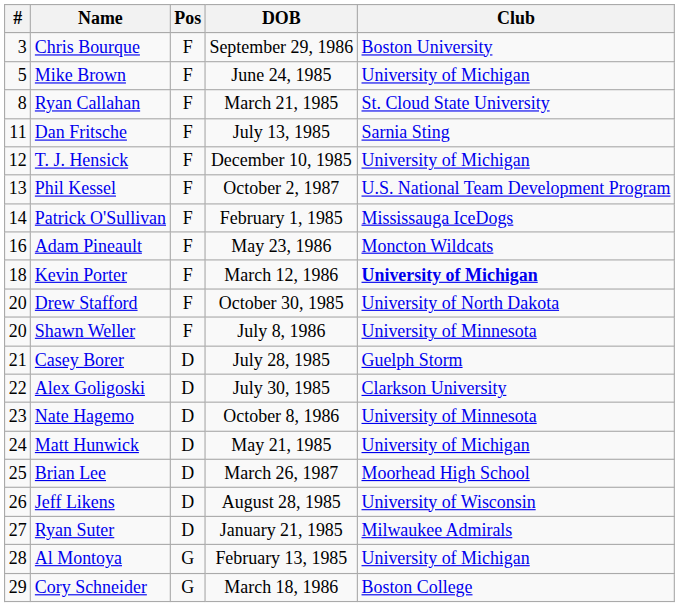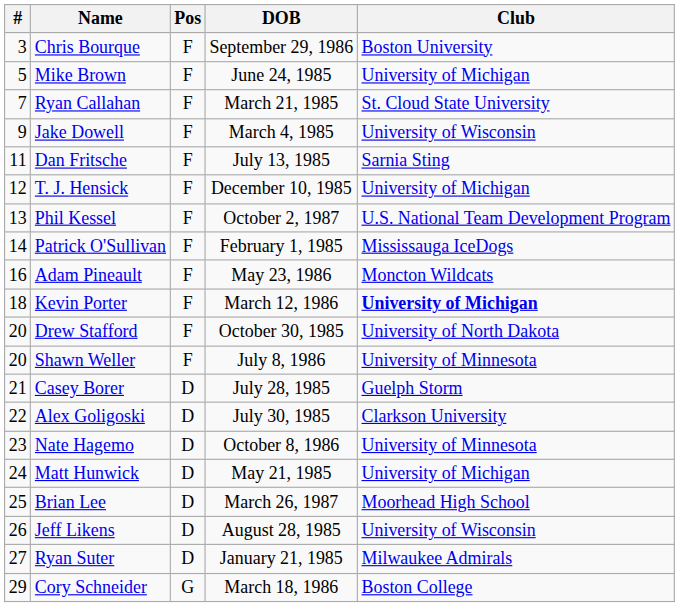(22, 103) 8 -> (22, 103) 7
+ row: (79, 132)
- row: (78, 558)
